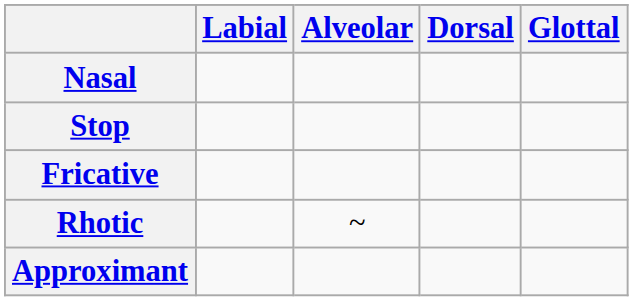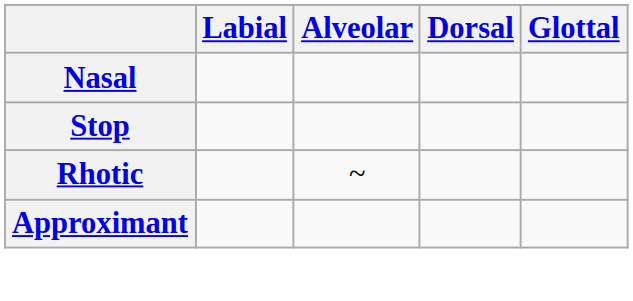- row: (100, 174)
